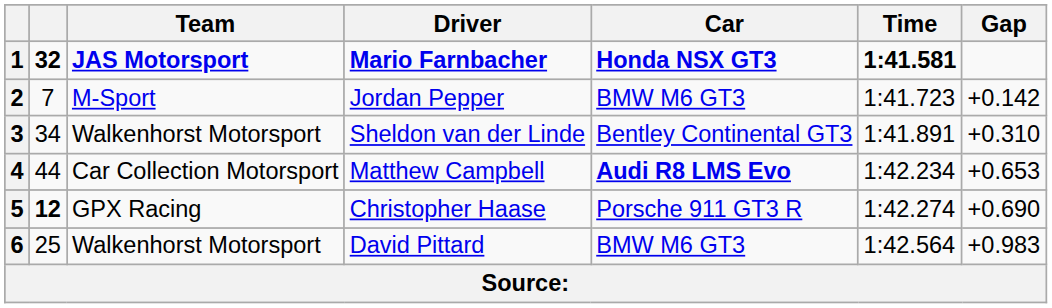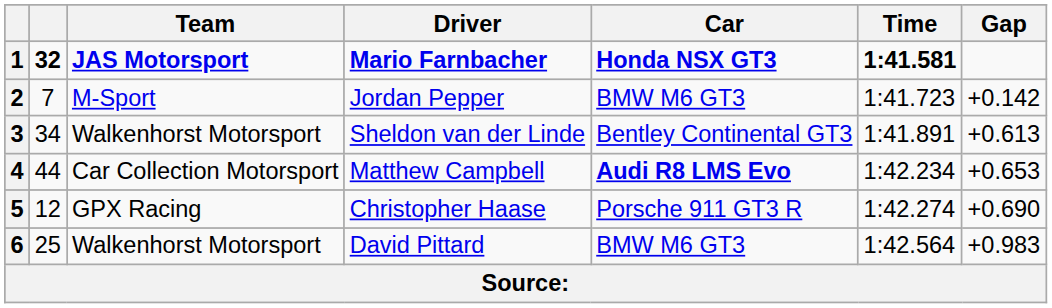(1004, 134) +0.310 -> (1004, 134) +0.613
(48, 208) bold -> (48, 208) normal
